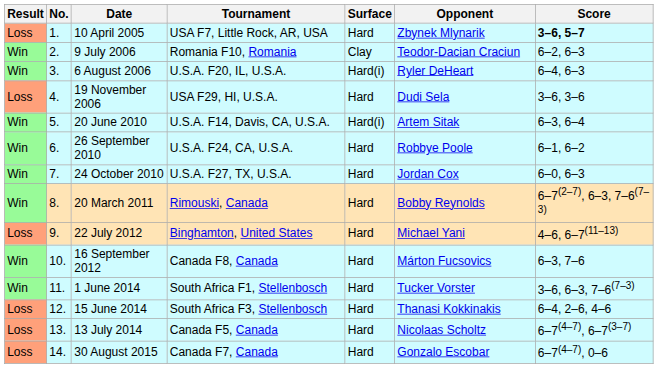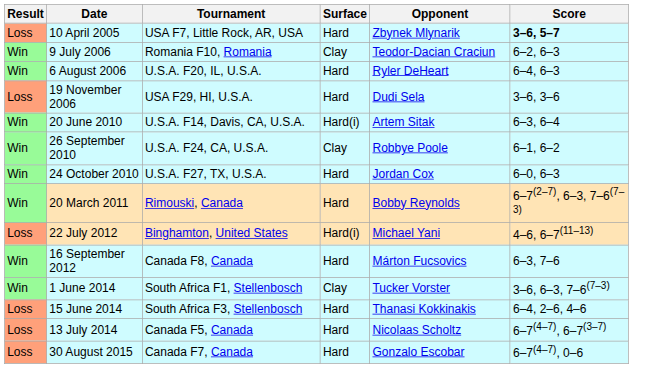- column: (59, 14)
(366, 71) Hard(i) -> (336, 71) Hard
(361, 148) Hard -> (335, 148) Clay
(361, 233) Hard -> (341, 233) Hard(i)
(361, 288) Hard -> (335, 288) Clay
